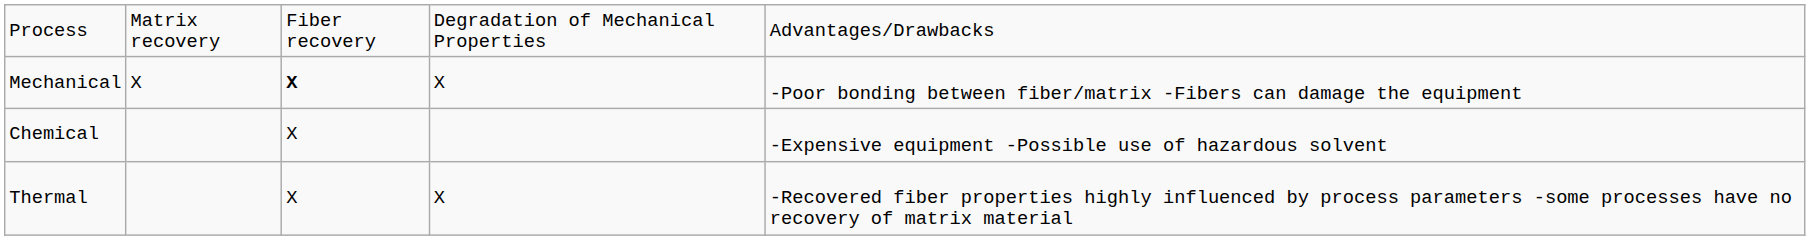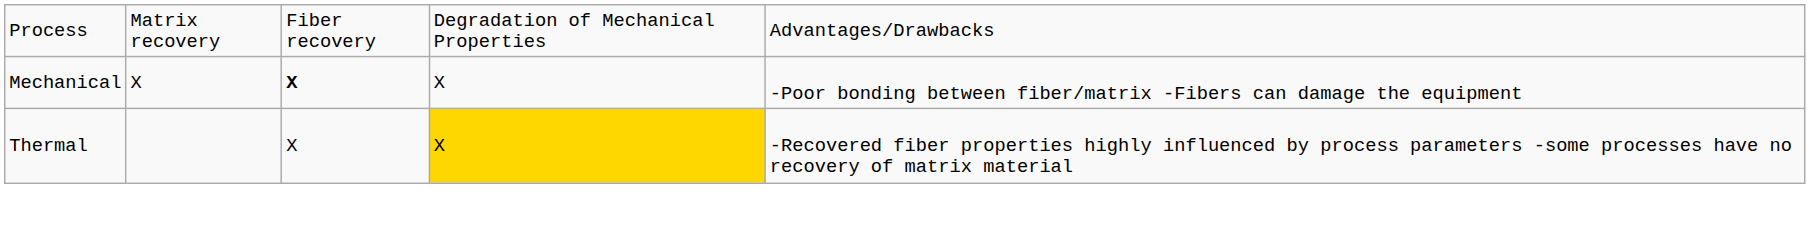- row: (54, 135)
(439, 198) no background -> (439, 146) gold background
